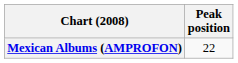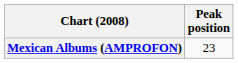(209, 48) 22 -> (209, 48) 23
